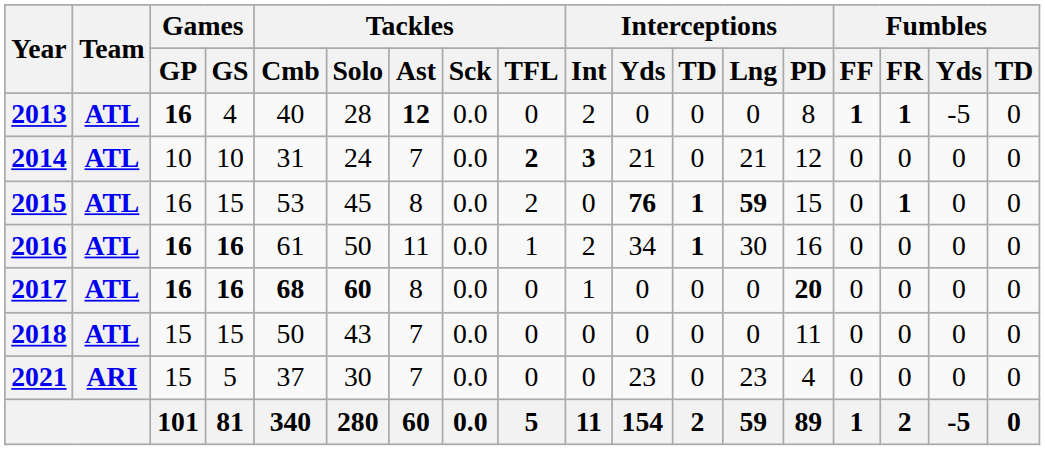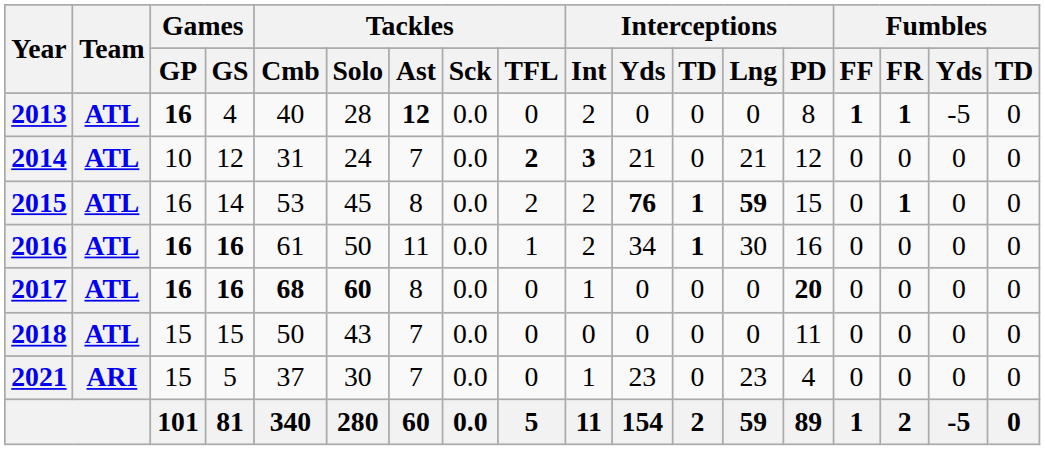(230, 158) 10 -> (230, 158) 12
(230, 202) 15 -> (230, 202) 14
(589, 202) 0 -> (589, 202) 2
(589, 377) 0 -> (589, 377) 1
